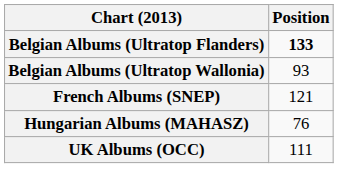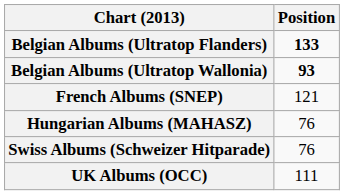(301, 70) normal -> (306, 70) bold
+ row: (139, 149)
